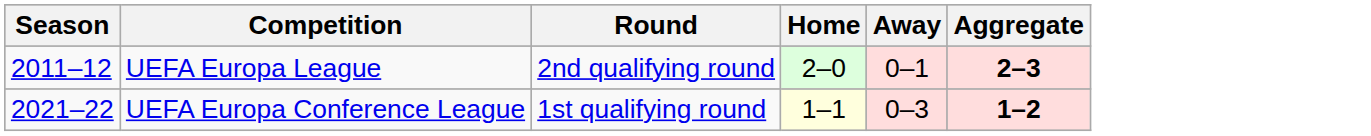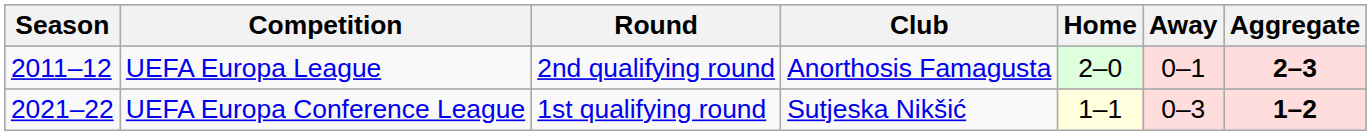+ column: (919, 25)
